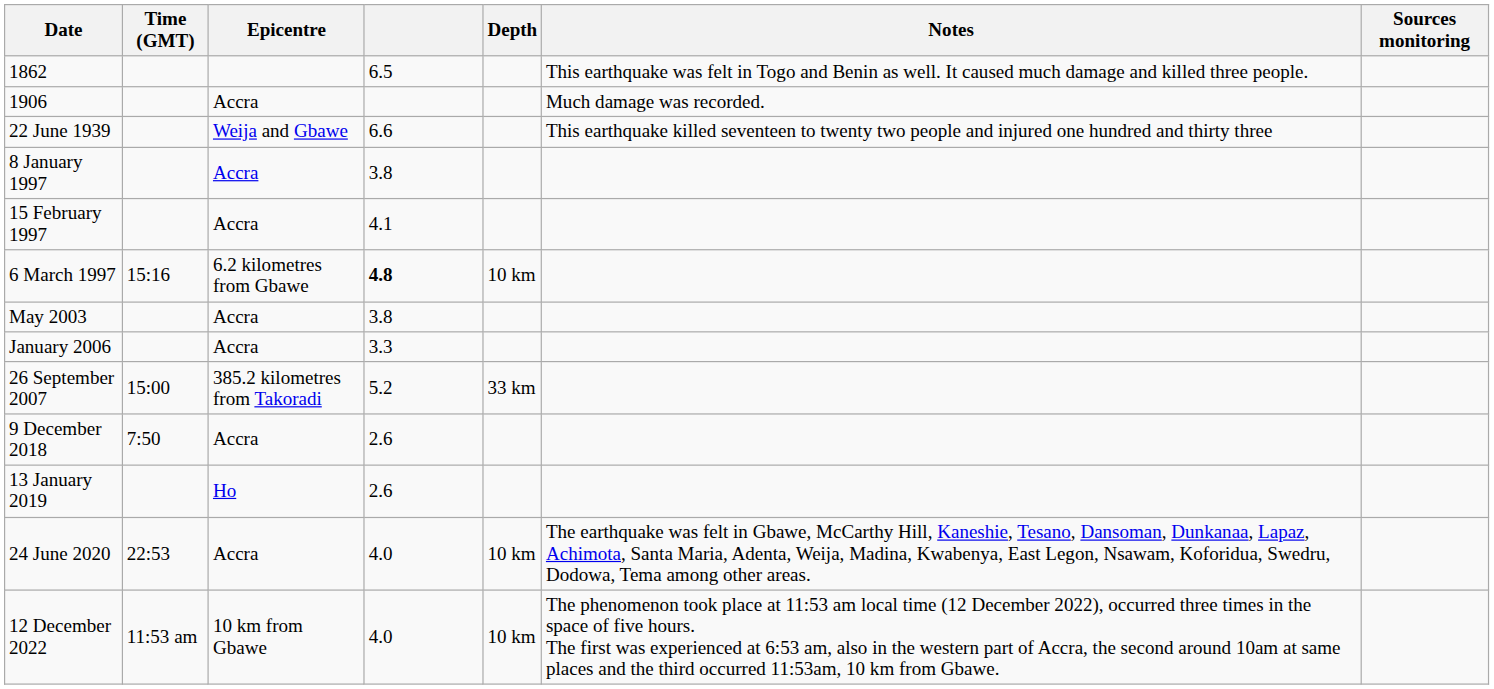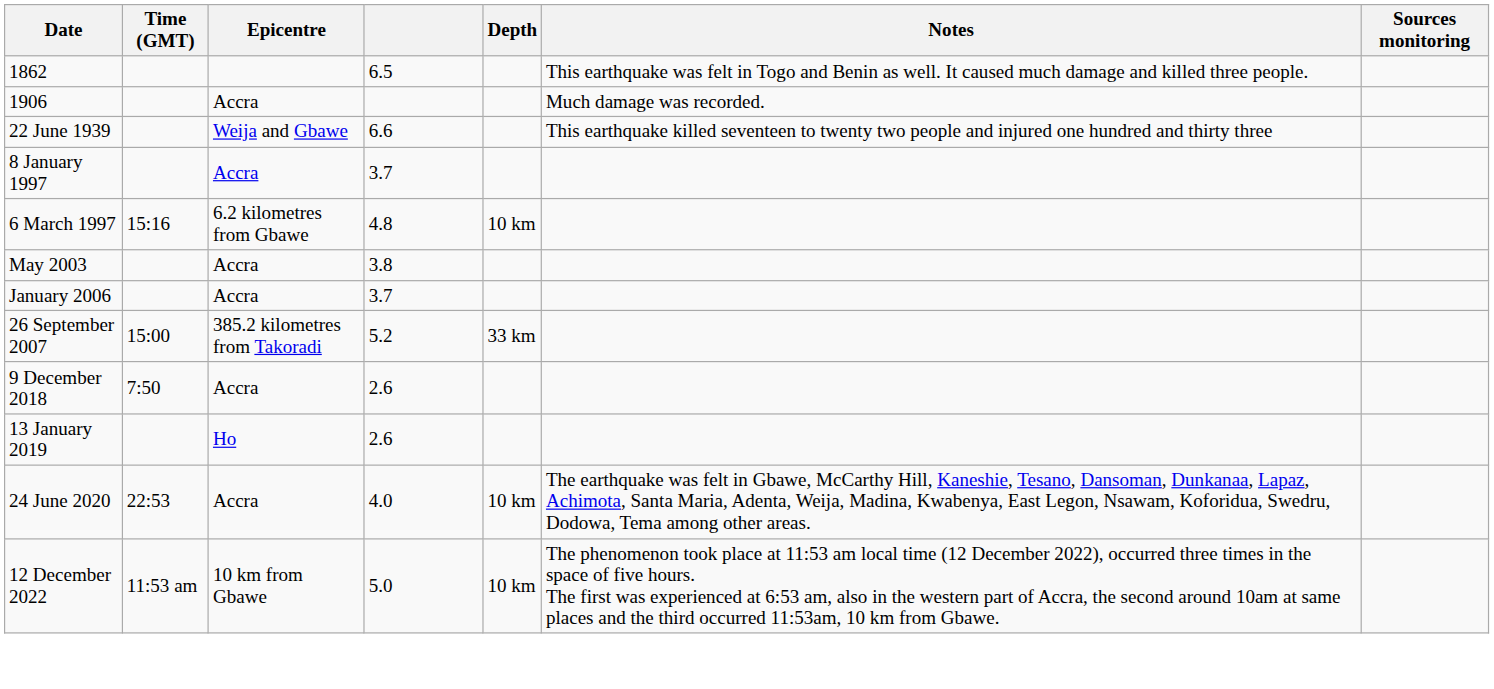(381, 172) 3.8 -> (381, 172) 3.7
- row: (55, 224)
(381, 275) bold -> (381, 224) normal
(381, 346) 3.3 -> (381, 295) 3.7
(381, 637) 4.0 -> (381, 585) 5.0
